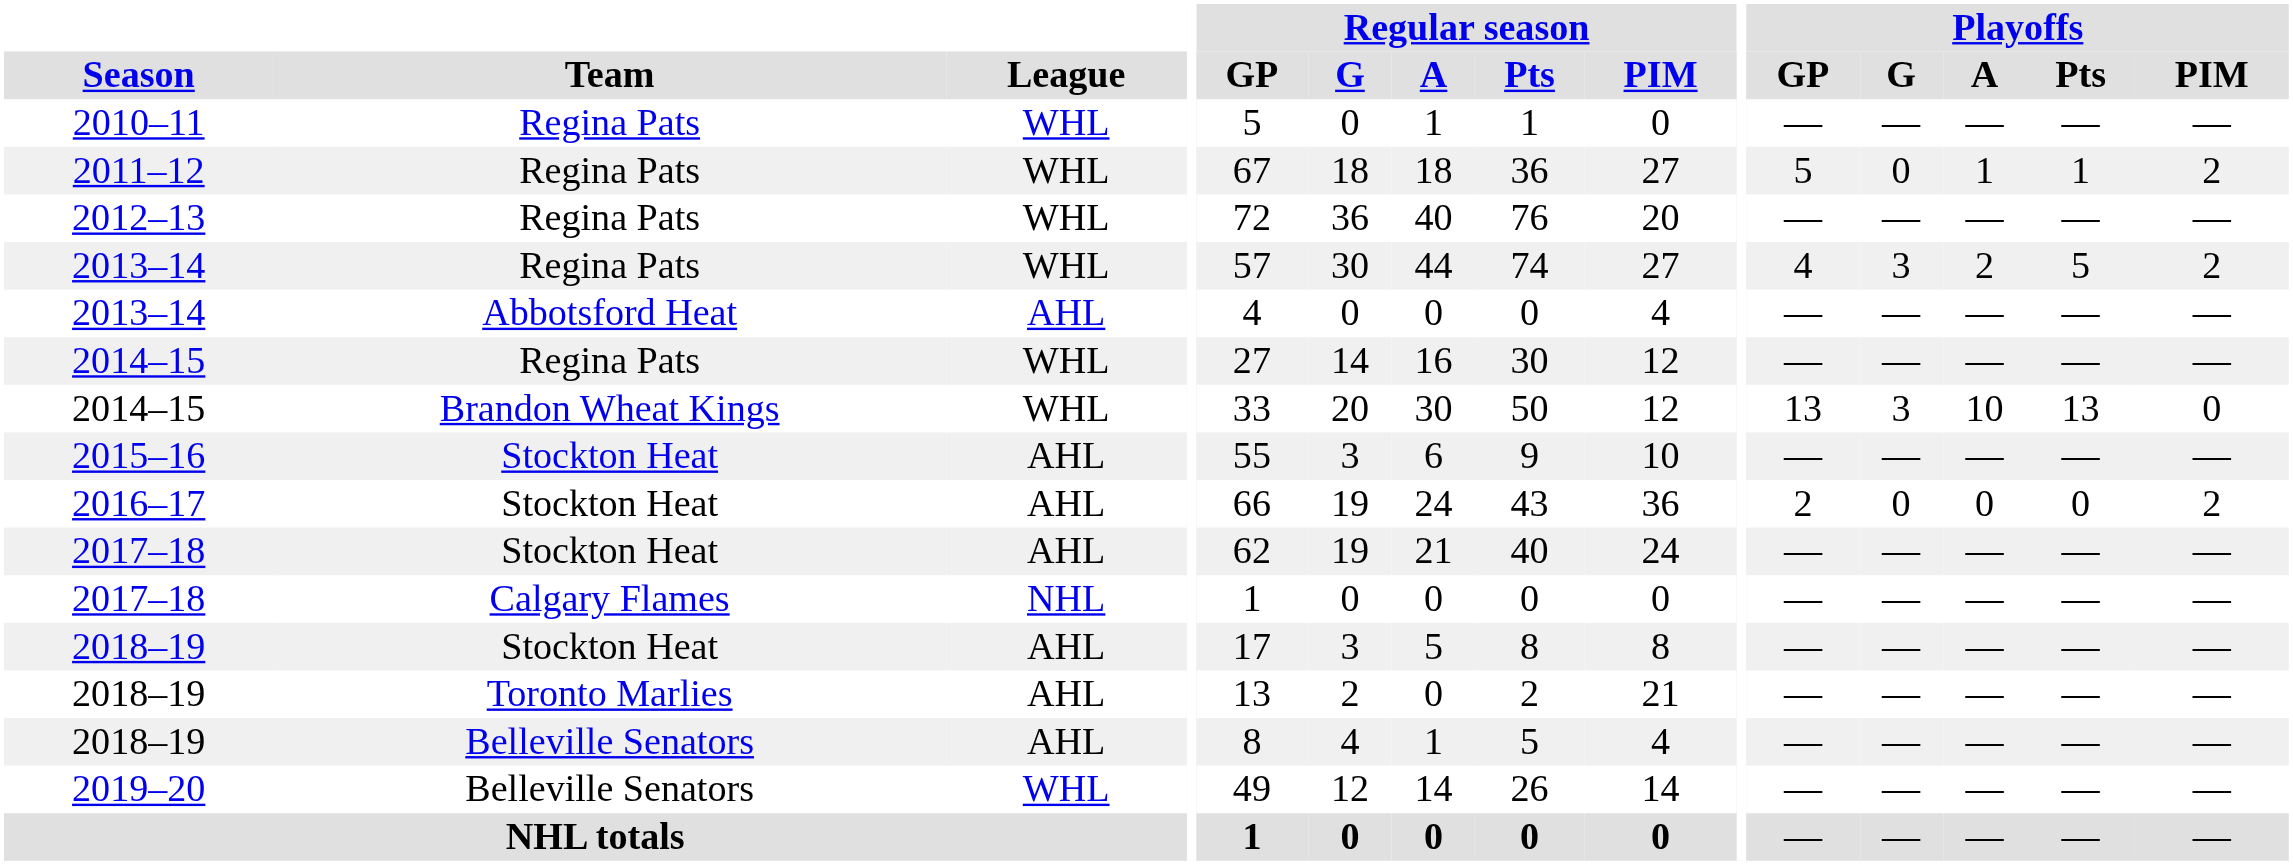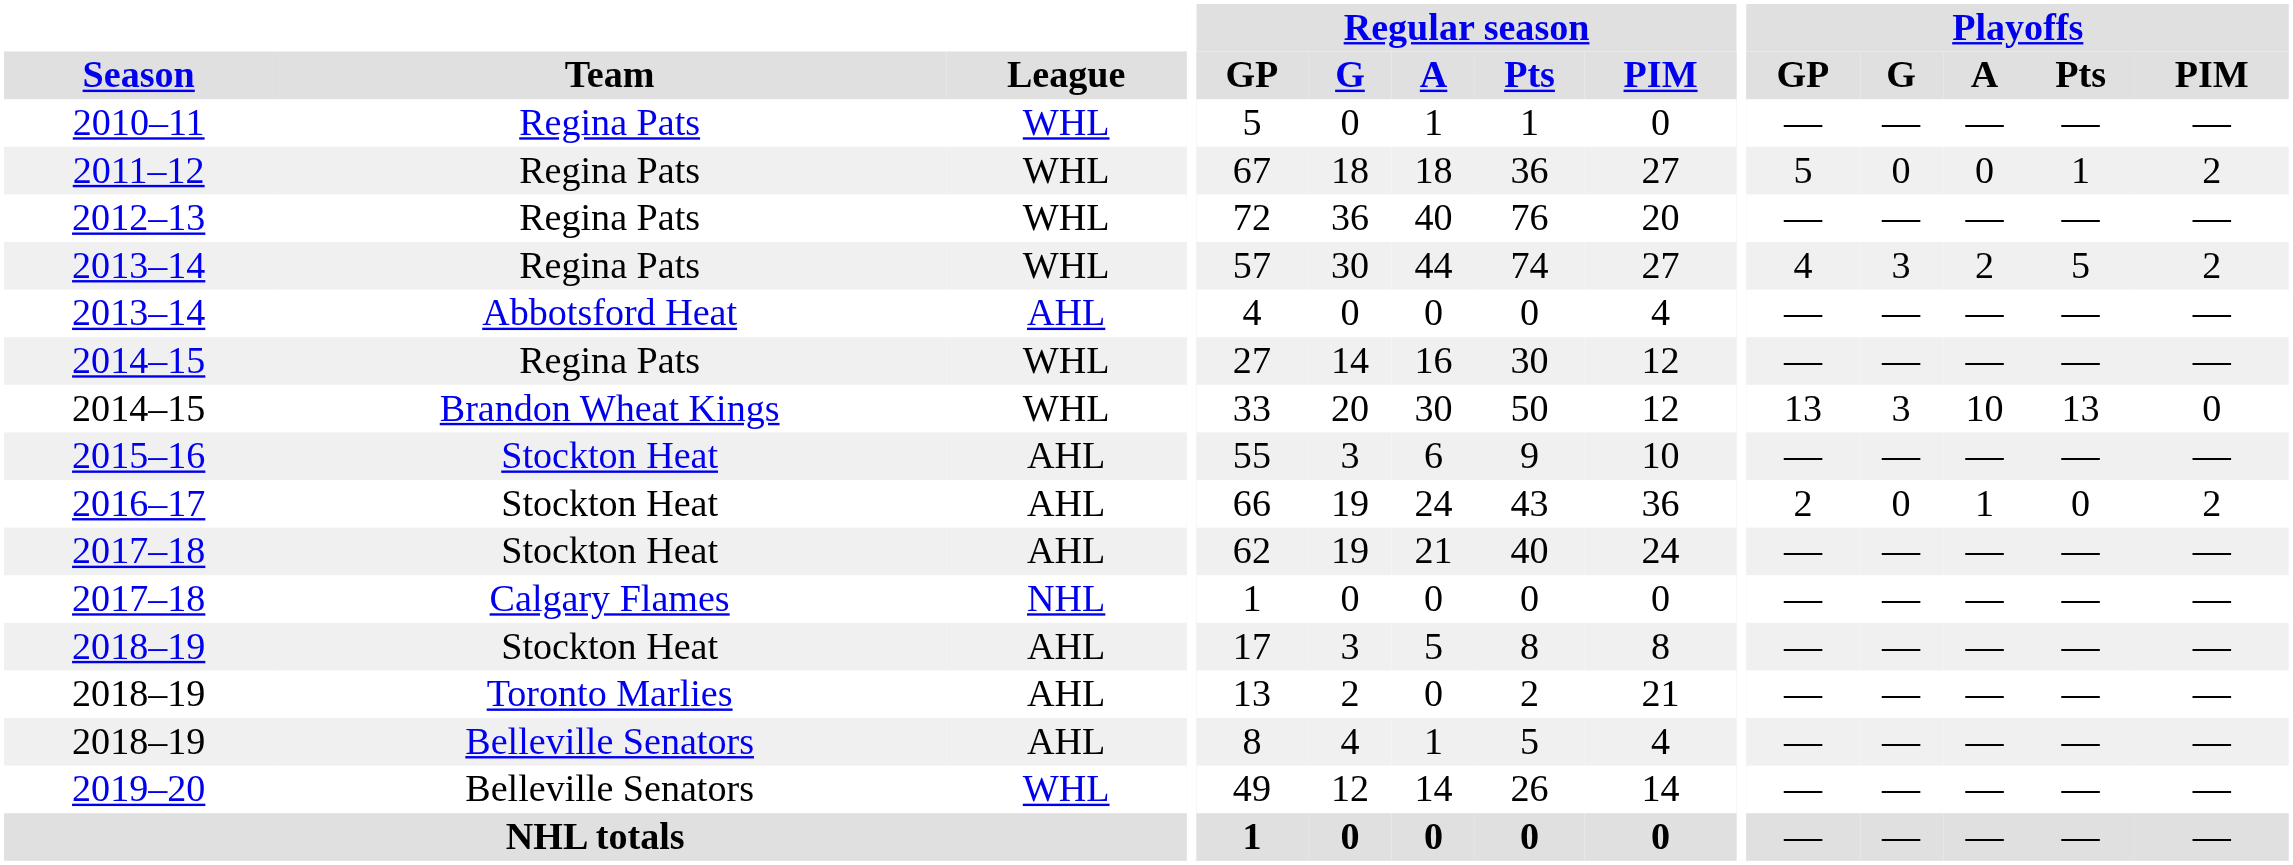(1985, 169) 1 -> (1985, 169) 0
(1985, 503) 0 -> (1985, 503) 1
